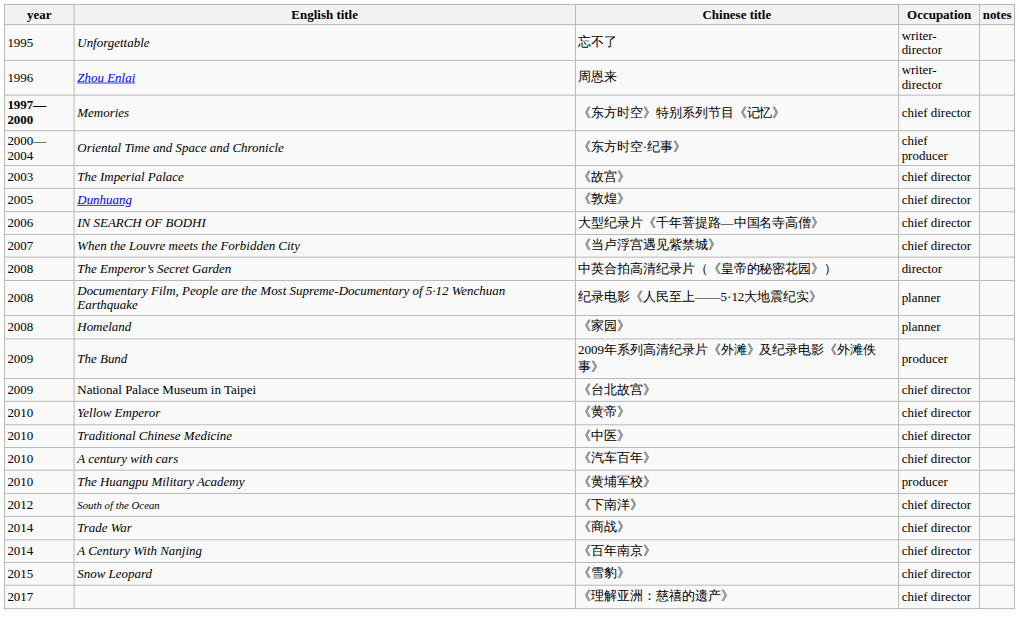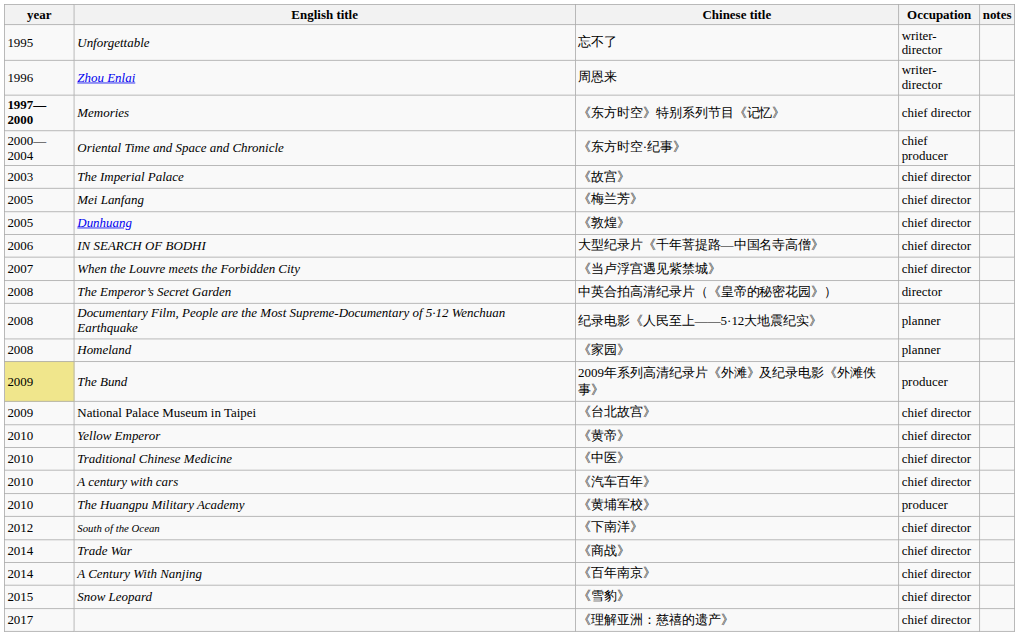+ row: (111, 200)
(20, 358) no background -> (20, 381) khaki background
